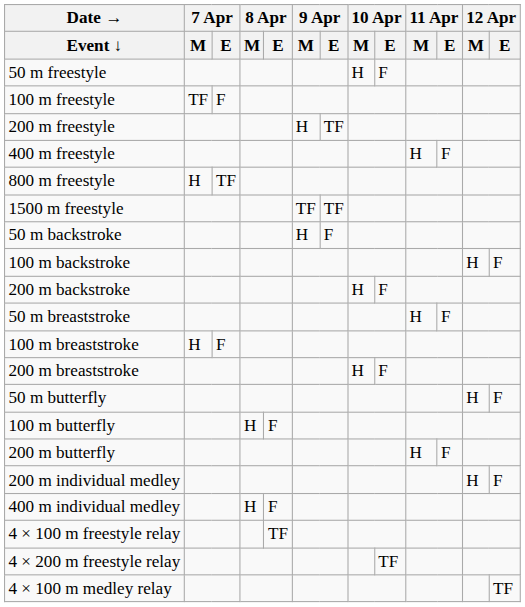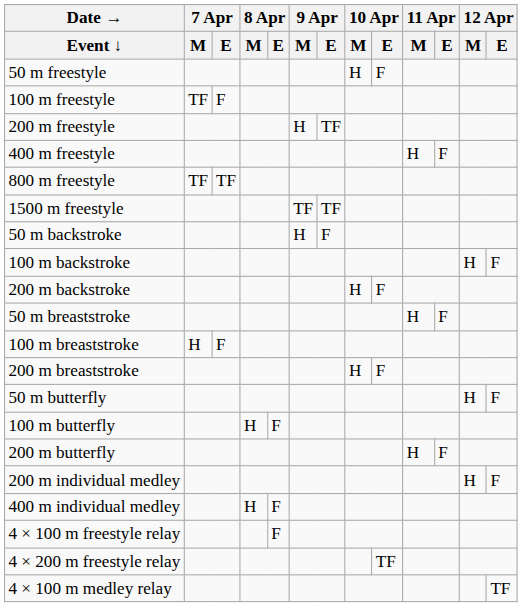(194, 180) H -> (198, 180) TF
(278, 533) TF -> (276, 533) F
